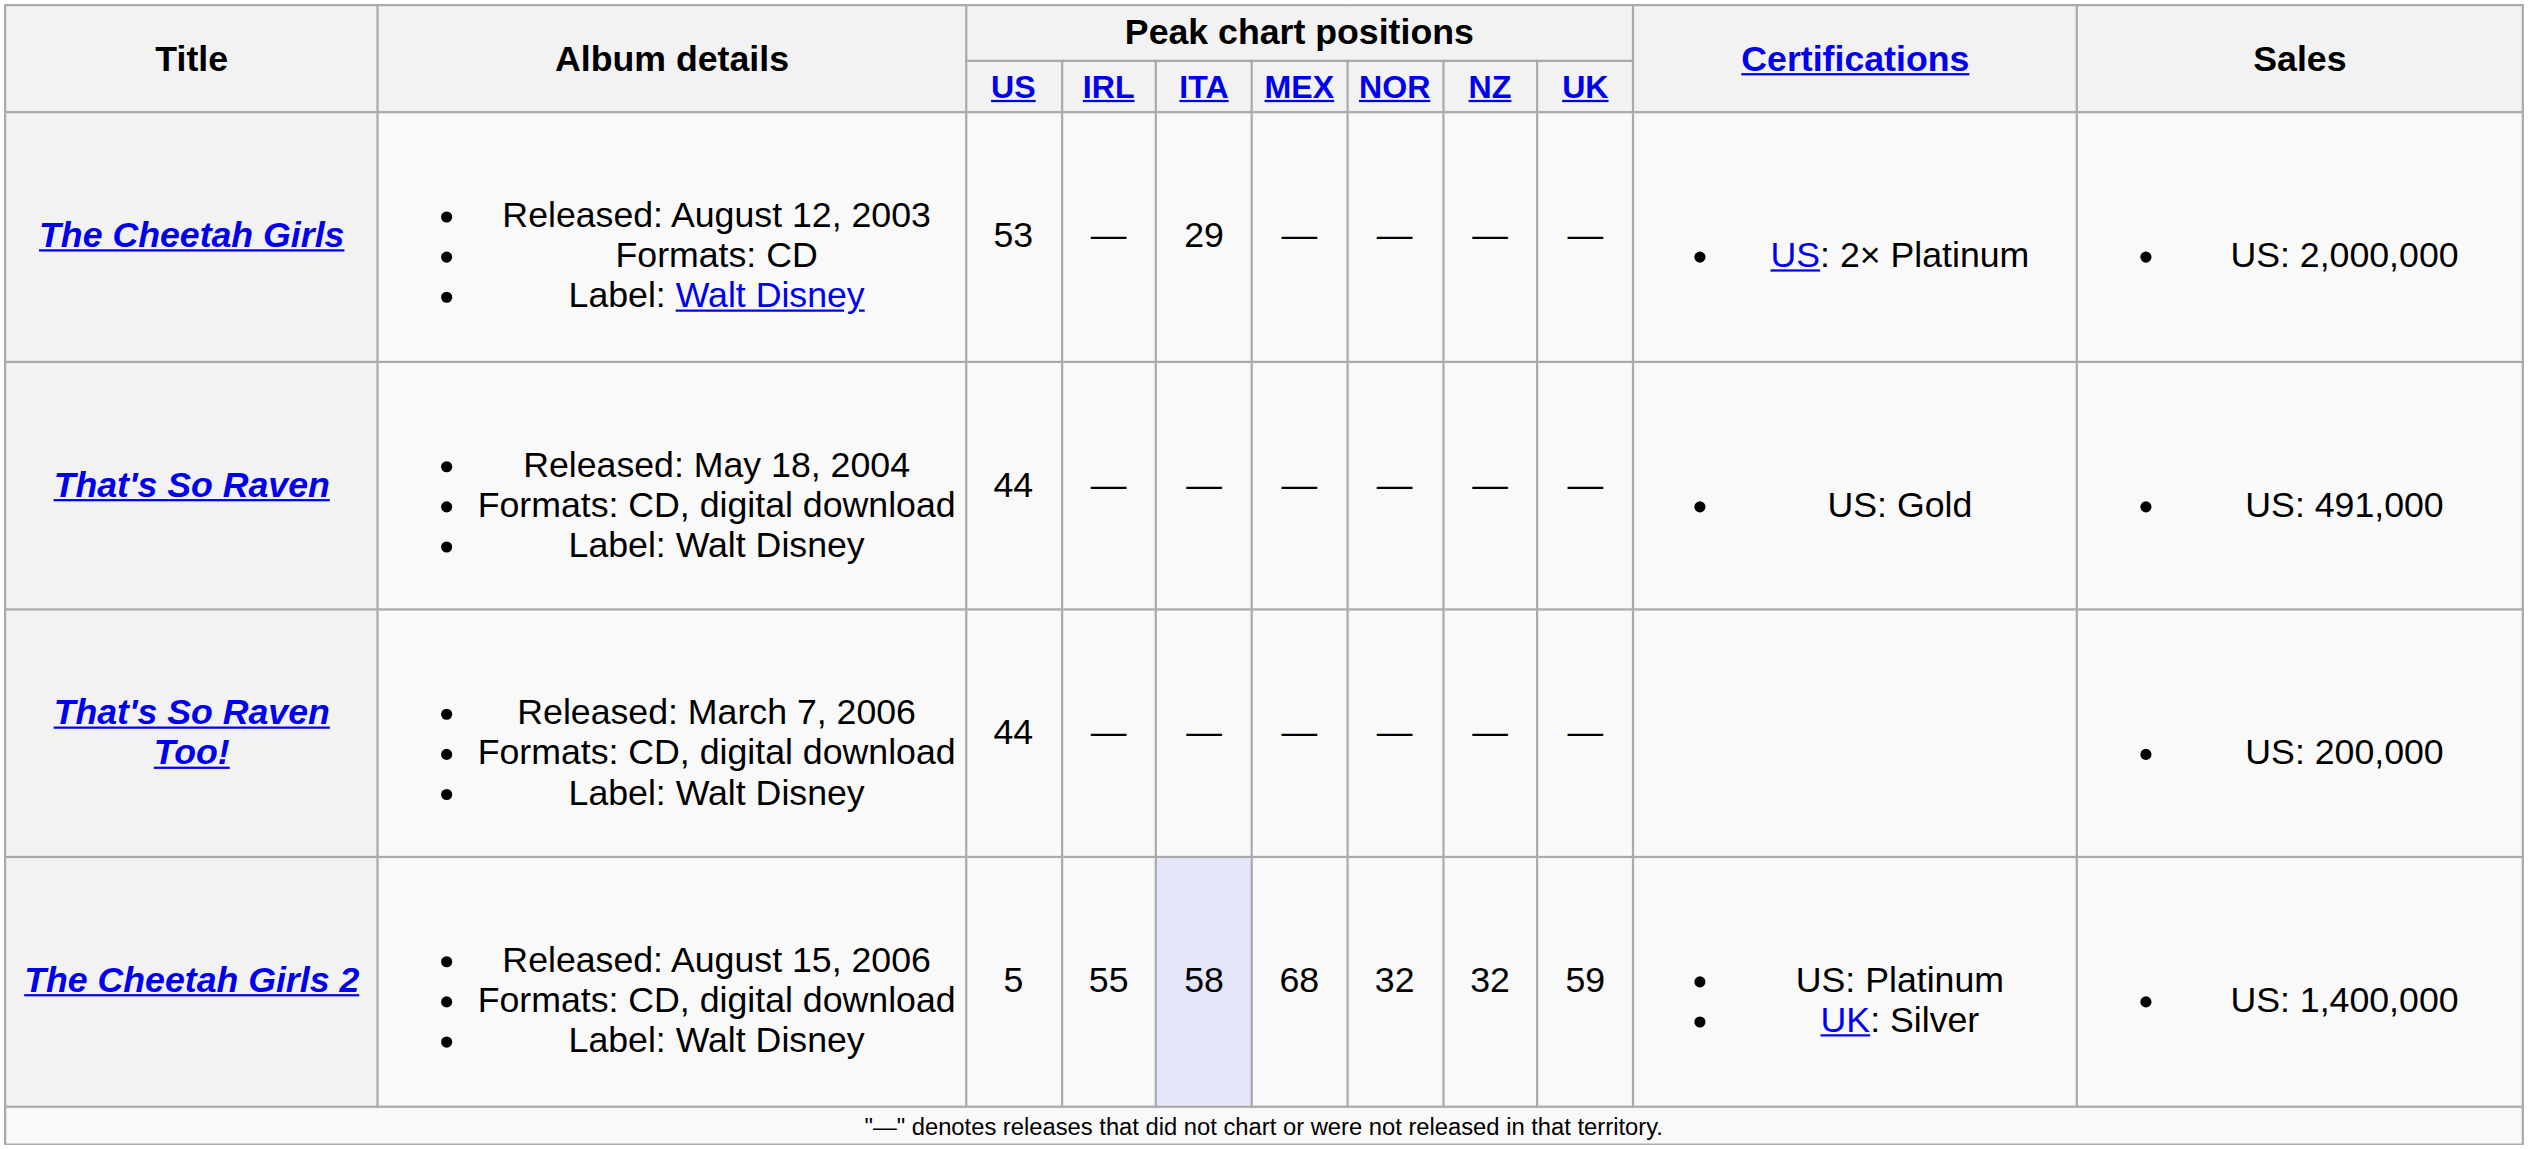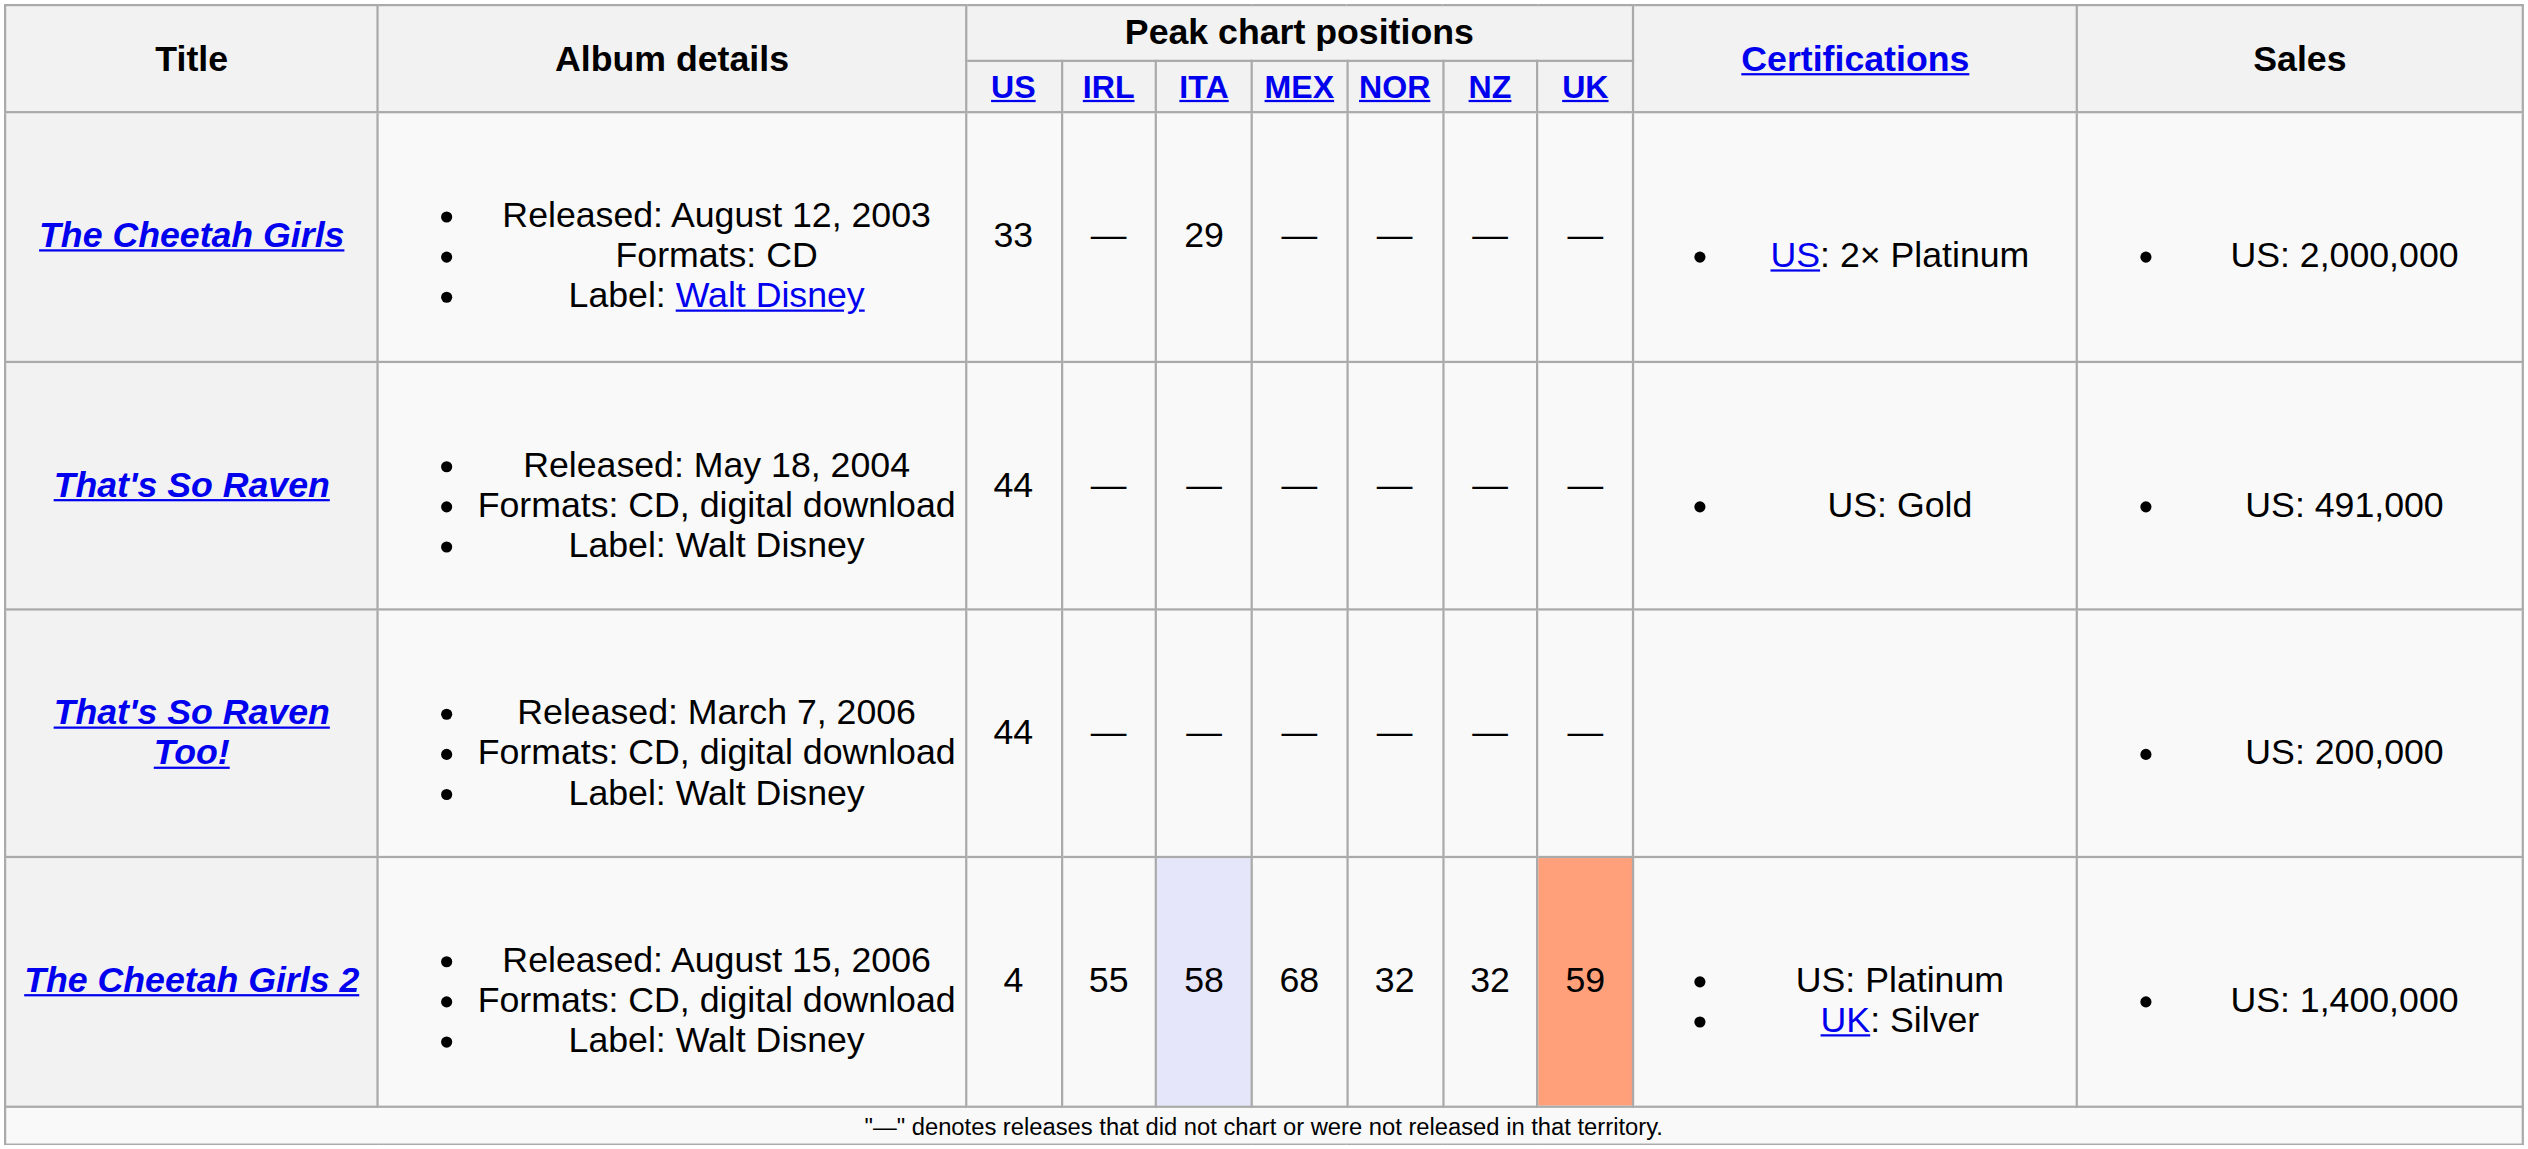(1013, 236) 53 -> (1013, 236) 33
(1013, 981) 5 -> (1013, 981) 4
(1585, 981) no background -> (1585, 981) lightsalmon background
